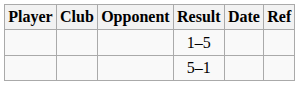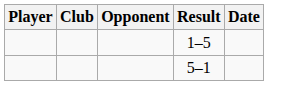- column: (279, 17)
